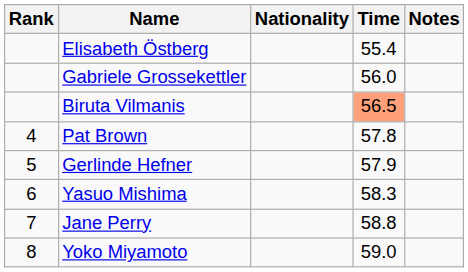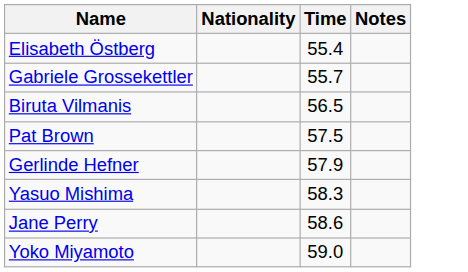- column: (31, 19)
(379, 77) 56.0 -> (325, 77) 55.7
(379, 106) lightsalmon background -> (325, 106) no background
(379, 135) 57.8 -> (325, 135) 57.5
(379, 223) 58.8 -> (325, 223) 58.6
